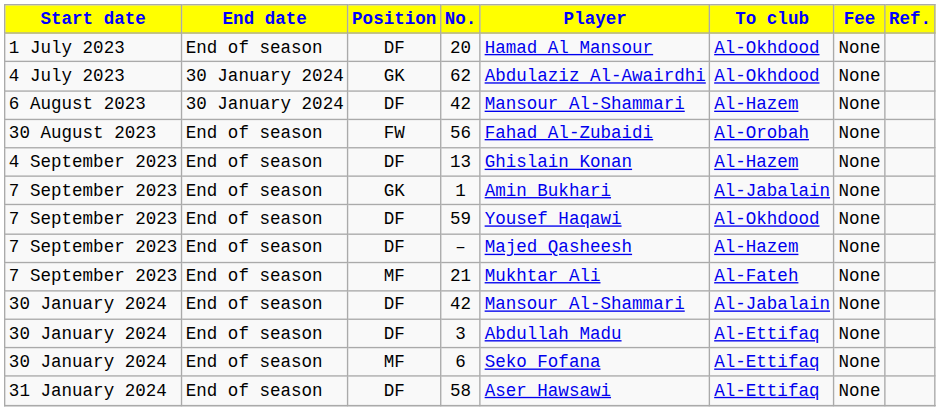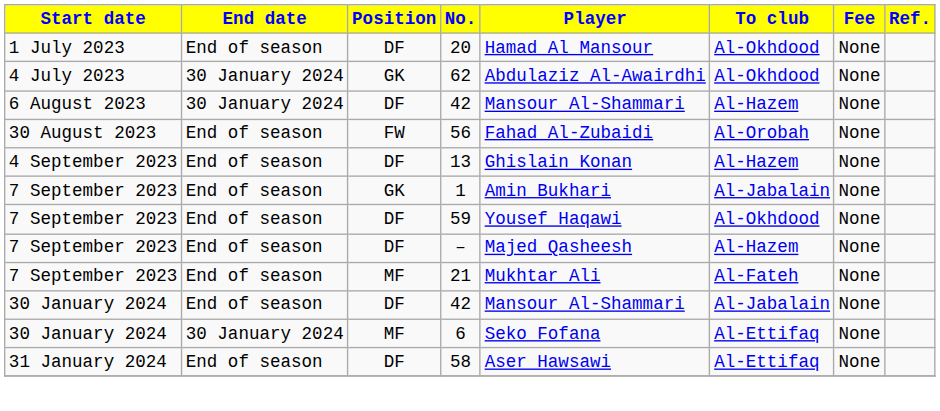- row: (88, 334)
(254, 362) End of season -> (265, 334) 30 January 2024
